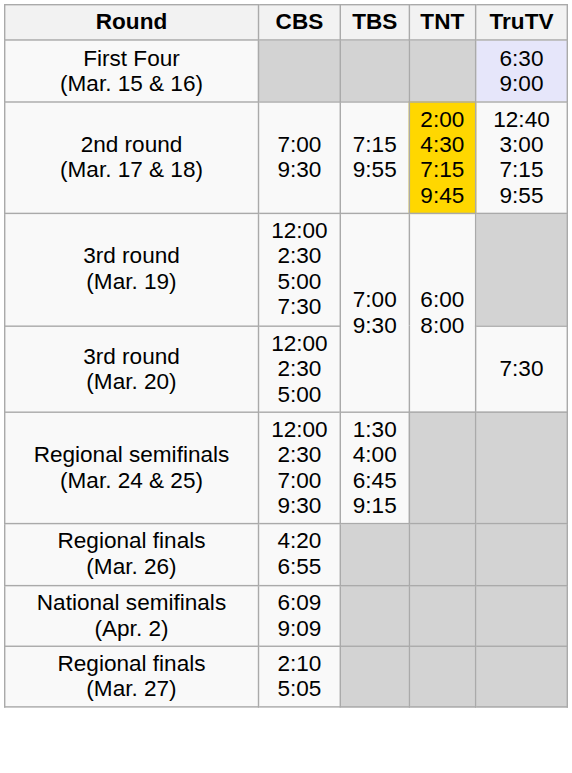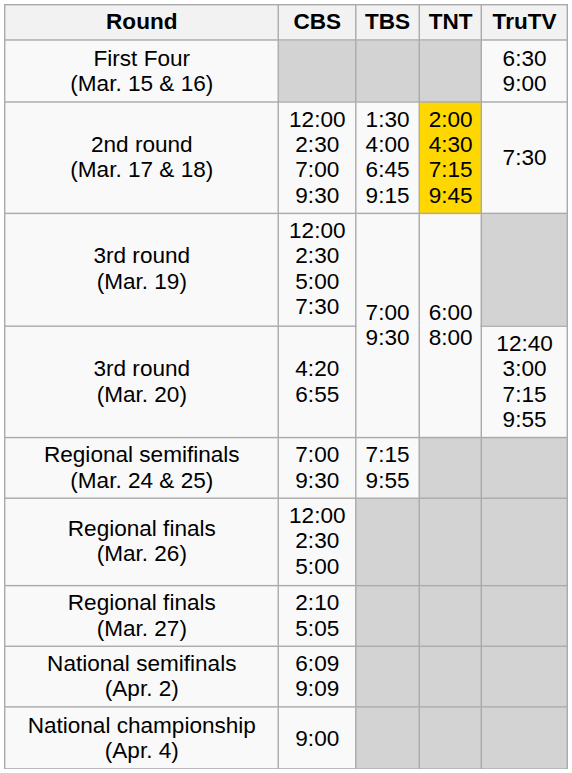(522, 70) lavender background -> (525, 70) no background
(299, 157) 7:00 9:30 -> (317, 157) 12:00 2:30 7:00 9:30
(375, 157) 7:15 9:55 -> (388, 157) 1:30 4:00 6:45 9:15
(522, 157) 12:40 3:00 7:15 9:55 -> (525, 157) 7:30
(299, 368) 12:00 2:30 5:00 -> (317, 381) 4:20 6:55
(522, 368) 7:30 -> (525, 381) 12:40 3:00 7:15 9:55
(299, 467) 12:00 2:30 7:00 9:30 -> (317, 467) 7:00 9:30
(375, 467) 1:30 4:00 6:45 9:15 -> (388, 467) 7:15 9:55
(299, 554) 4:20 6:55 -> (317, 541) 12:00 2:30 5:00
rows swapped: (131, 676) <-> (131, 615)
+ row: (142, 737)
